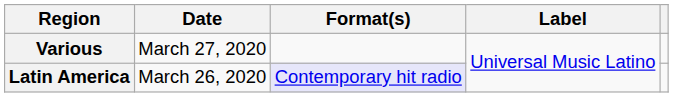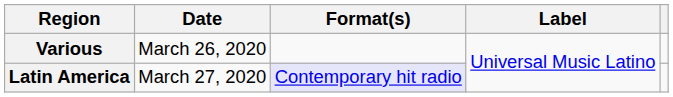(202, 48) March 27, 2020 -> (202, 48) March 26, 2020
(202, 77) March 26, 2020 -> (202, 77) March 27, 2020
